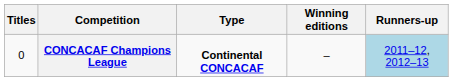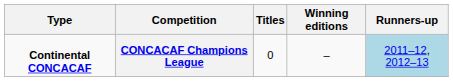columns swapped: (232, 20) <-> (21, 20)
